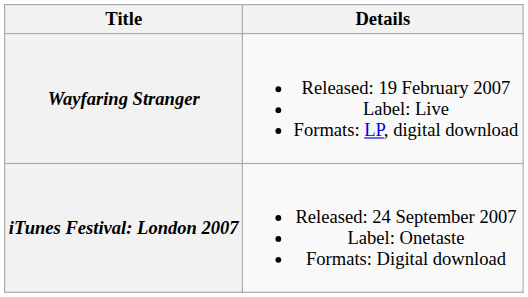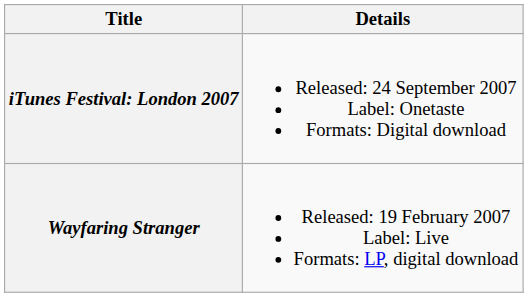rows swapped: (124, 98) <-> (124, 227)
